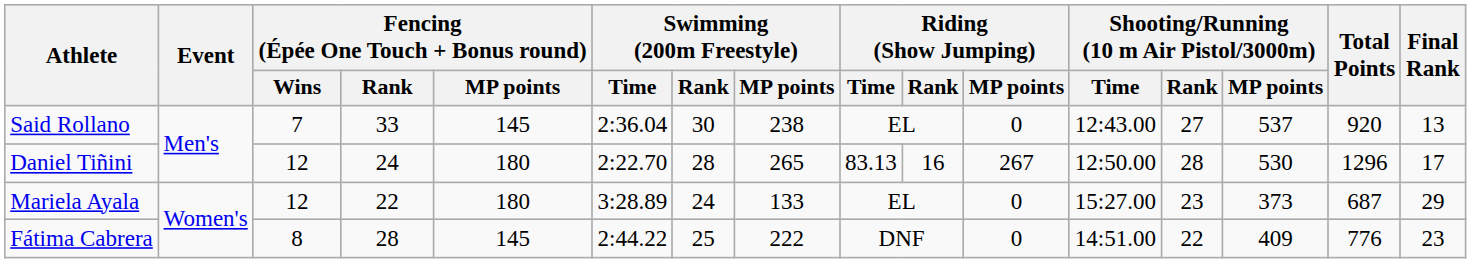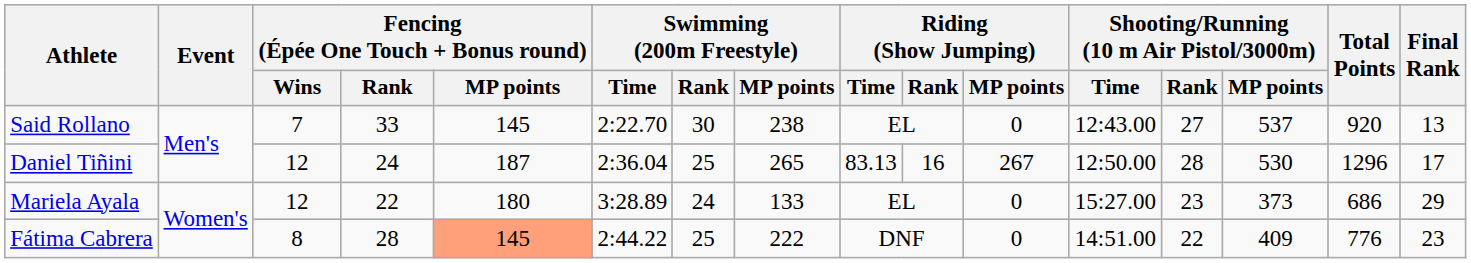(632, 125) 2:36.04 -> (632, 125) 2:22.70
(513, 163) 180 -> (513, 163) 187
(632, 163) 2:22.70 -> (632, 163) 2:36.04
(703, 163) 28 -> (703, 163) 25
(1365, 201) 687 -> (1365, 201) 686
(513, 239) no background -> (513, 239) lightsalmon background
